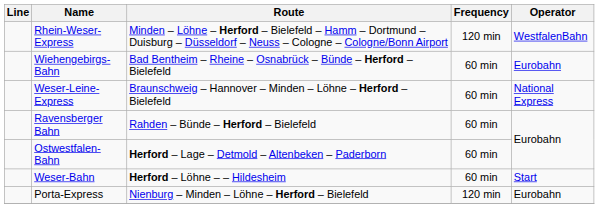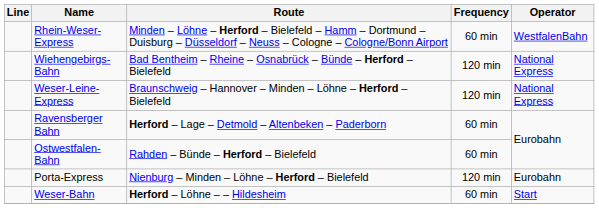(481, 36) 120 min -> (481, 36) 60 min
(481, 65) 60 min -> (481, 65) 120 min
(537, 65) Eurobahn -> (534, 65) National Express
(481, 95) 60 min -> (481, 95) 120 min
(223, 124) Rahden – Bünde – Herford – Bielefeld -> (258, 124) Herford – Lage – Detmold – Altenbeken – Paderborn
(258, 154) Herford – Lage – Detmold – Altenbeken – Paderborn -> (223, 154) Rahden – Bünde – Herford – Bielefeld
rows swapped: (64, 177) <-> (69, 195)
